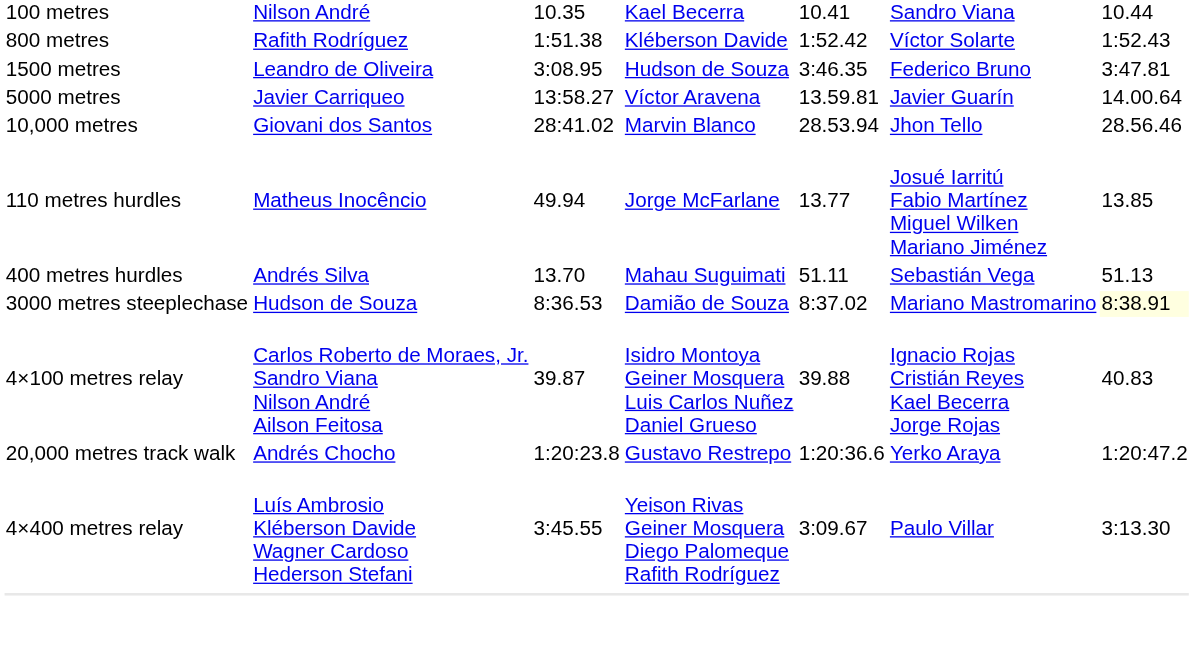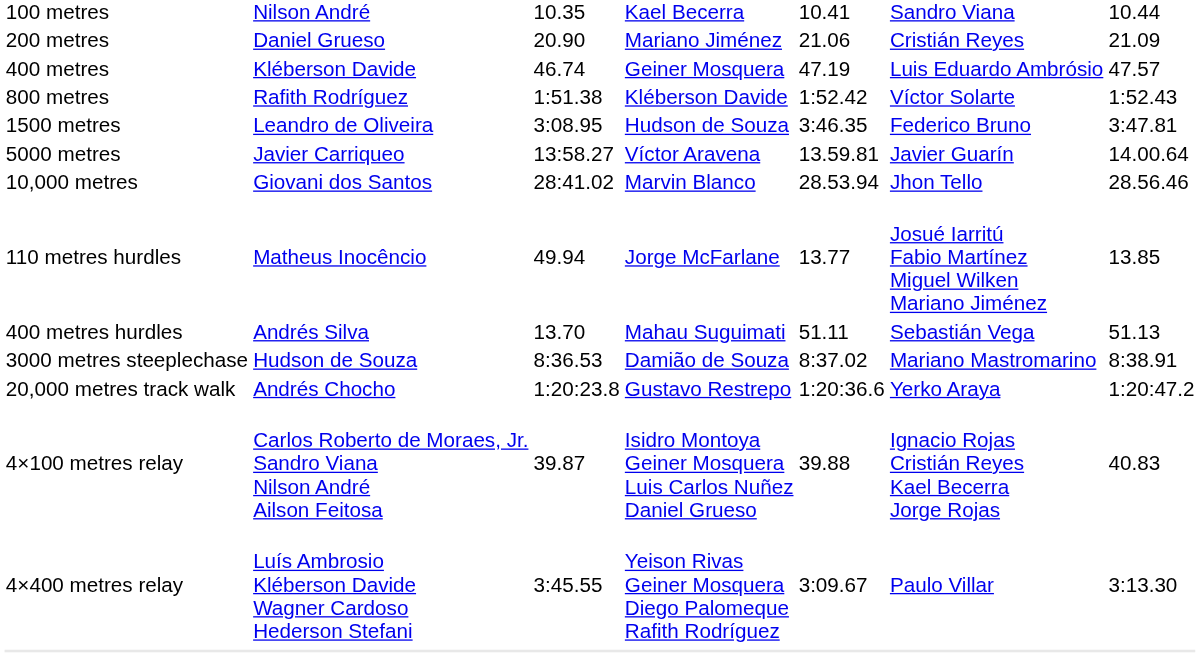+ row: (58, 40)
+ row: (58, 69)
(1136, 303) lightyellow background -> (1143, 360) no background
rows swapped: (121, 453) <-> (94, 378)
